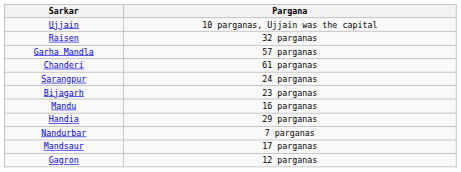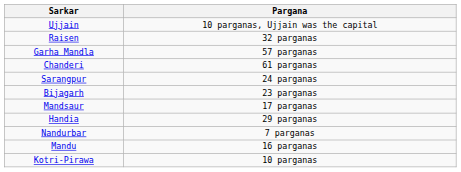rows swapped: (64, 106) <-> (64, 147)
- row: (64, 160)
+ row: (64, 160)
